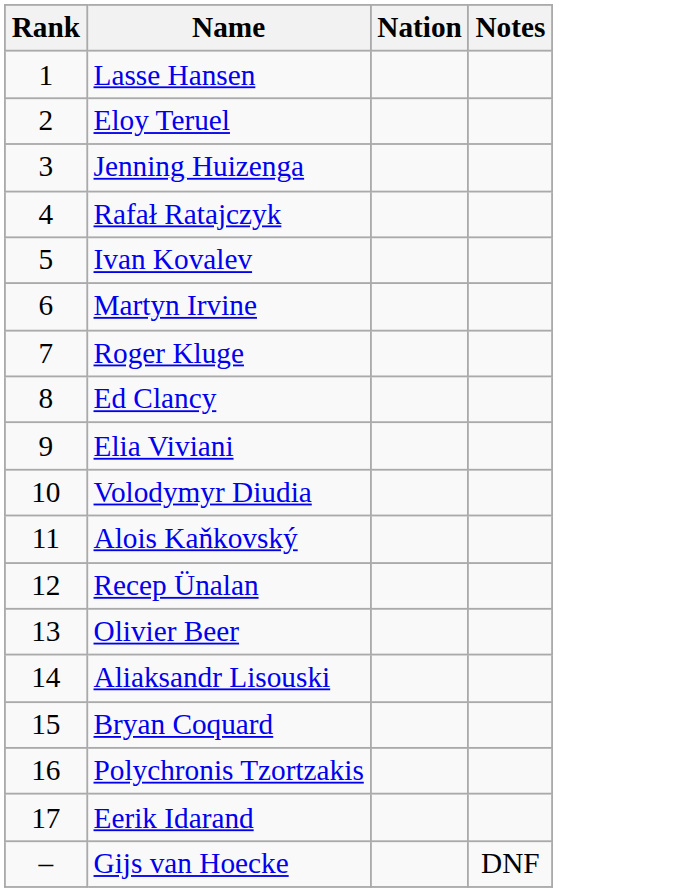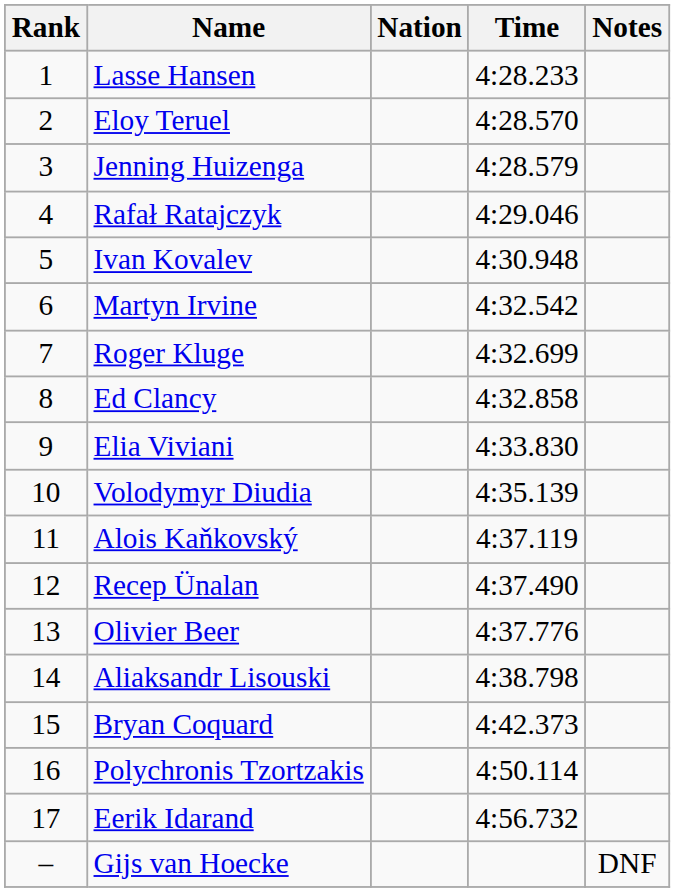+ column: (527, 27)
